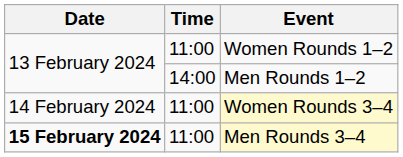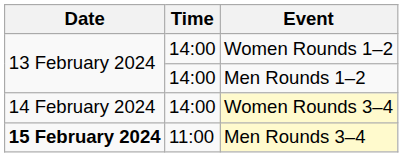(192, 48) 11:00 -> (192, 48) 14:00
(192, 107) 11:00 -> (192, 107) 14:00
